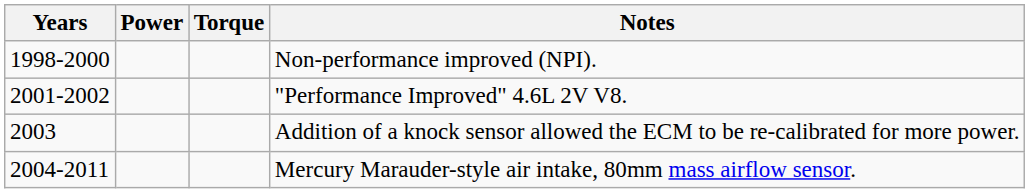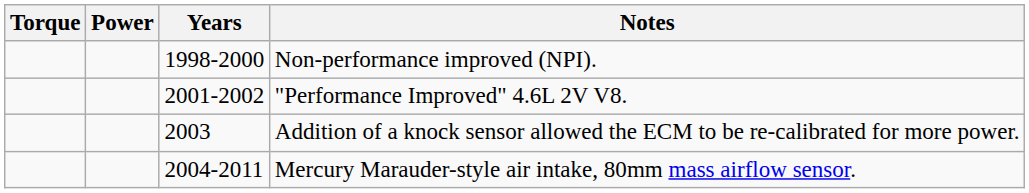columns swapped: (60, 22) <-> (229, 22)
